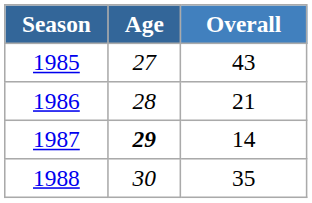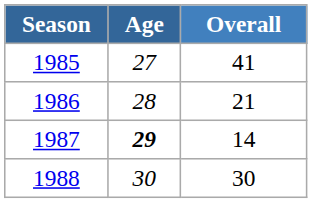(244, 62) 43 -> (244, 62) 41
(244, 178) 35 -> (244, 178) 30
